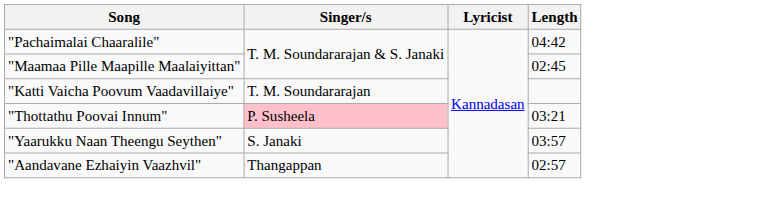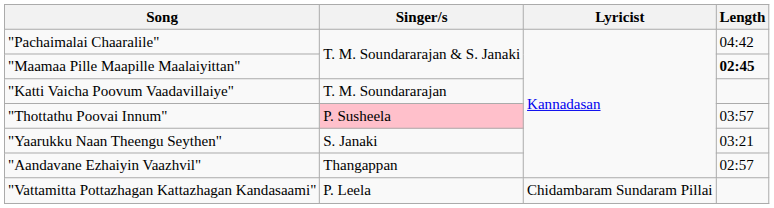(549, 66) normal -> (737, 66) bold
(549, 116) 03:21 -> (737, 116) 03:57
(549, 141) 03:57 -> (737, 141) 03:21
+ row: (162, 190)
